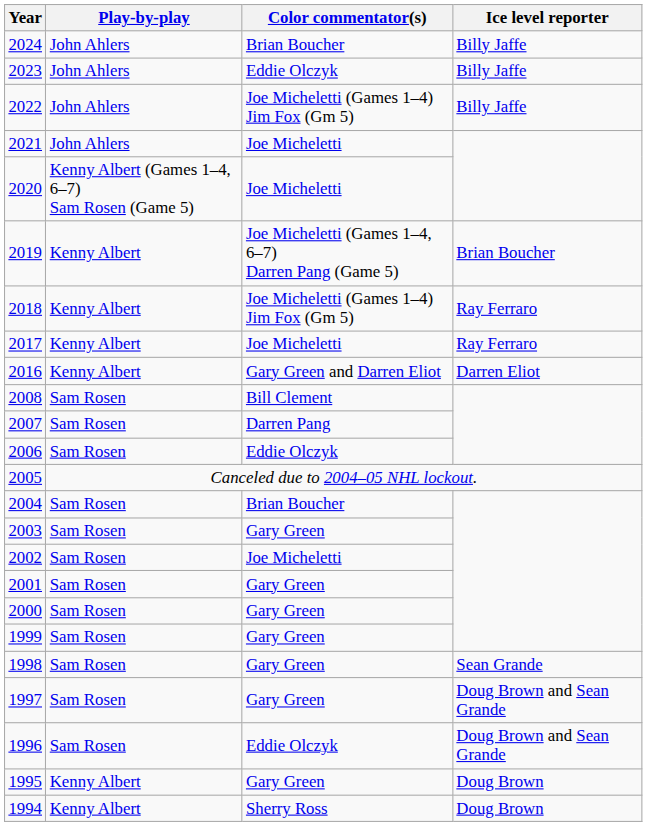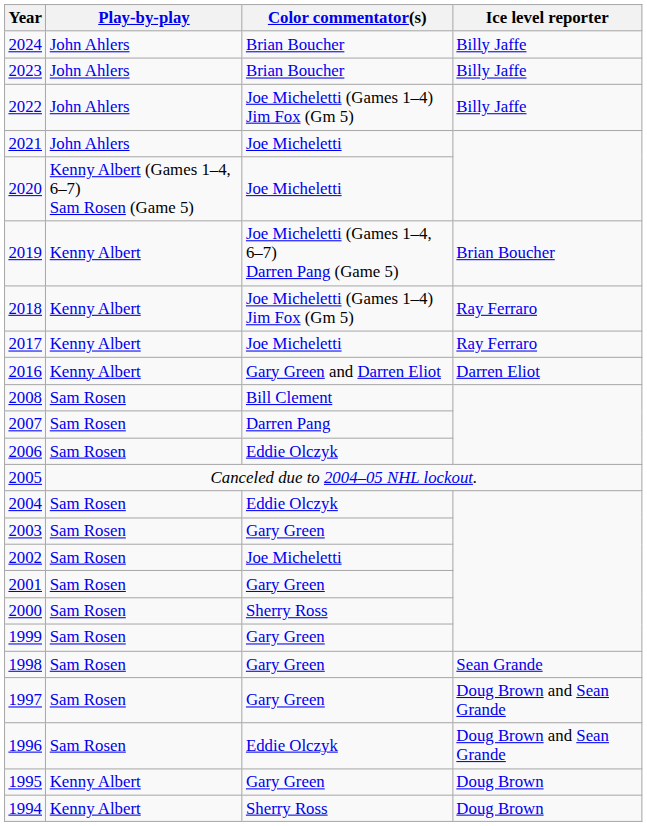(292, 71) Eddie Olczyk -> (295, 71) Brian Boucher
(295, 504) Brian Boucher -> (292, 504) Eddie Olczyk
(285, 610) Gary Green -> (287, 610) Sherry Ross
